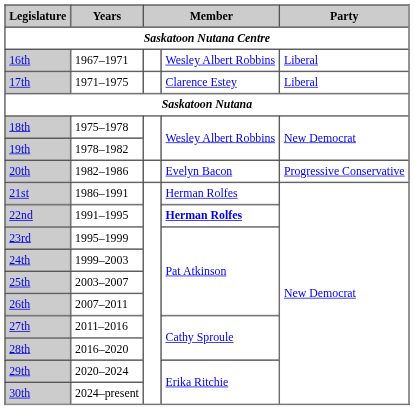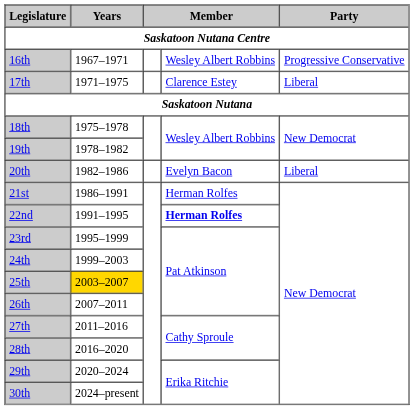(301, 60) Liberal -> (344, 60) Progressive Conservative
(344, 171) Progressive Conservative -> (301, 171) Liberal
(102, 282) no background -> (102, 282) gold background
